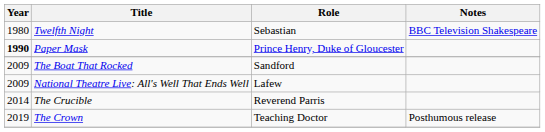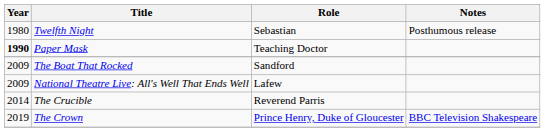(473, 30) BBC Television Shakespeare -> (452, 30) Posthumous release
(329, 48) Prince Henry, Duke of Gloucester -> (291, 48) Teaching Doctor
(291, 118) Teaching Doctor -> (329, 118) Prince Henry, Duke of Gloucester
(452, 118) Posthumous release -> (473, 118) BBC Television Shakespeare
